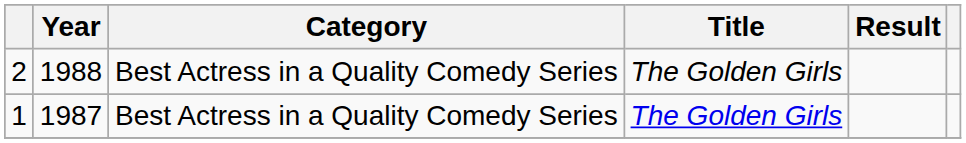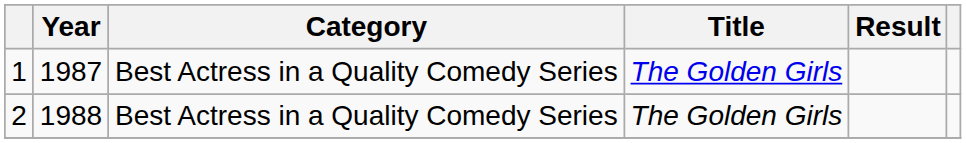rows swapped: (19, 115) <-> (19, 71)
